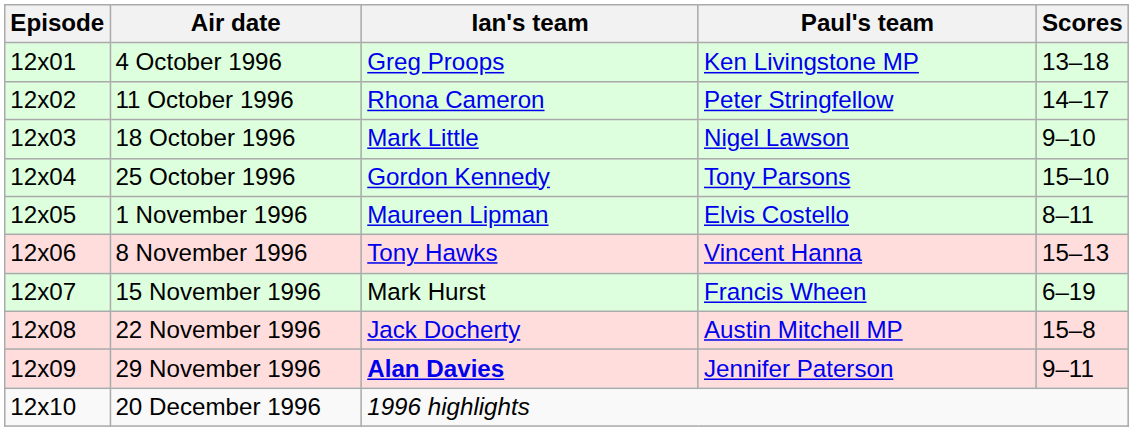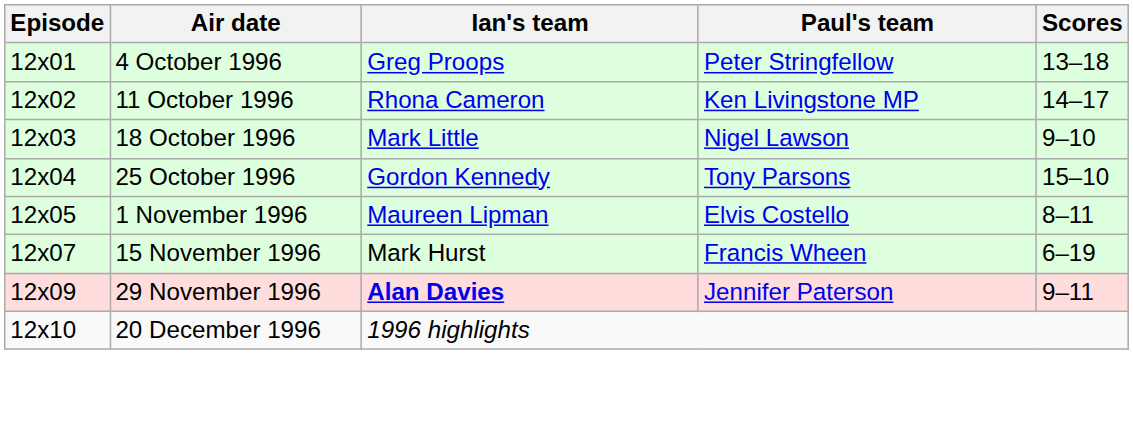(811, 61) Ken Livingstone MP -> (799, 61) Peter Stringfellow
(799, 100) Peter Stringfellow -> (811, 100) Ken Livingstone MP
- row: (211, 253)
- row: (218, 330)
